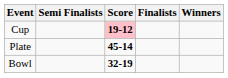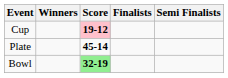columns swapped: (201, 13) <-> (71, 13)
(120, 64) no background -> (95, 64) lightgreen background
